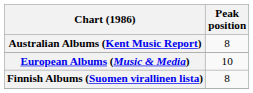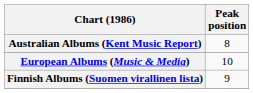(227, 79) 8 -> (227, 79) 9
